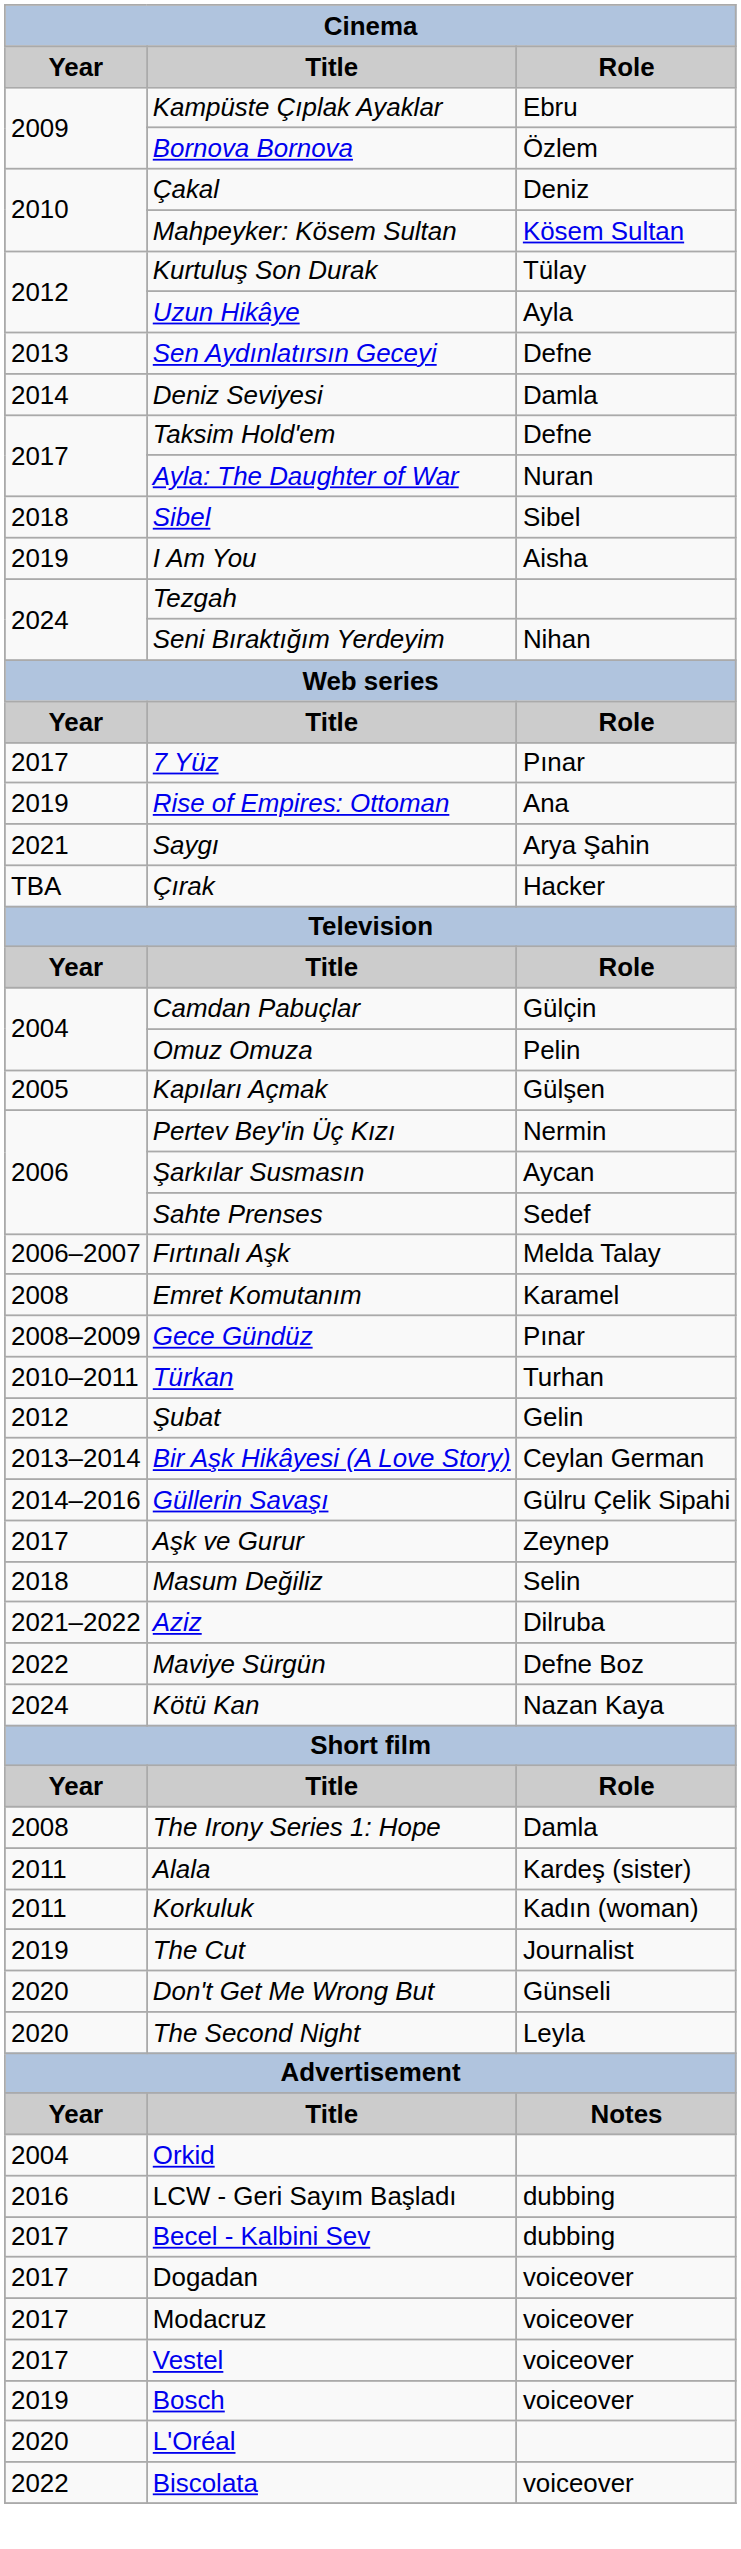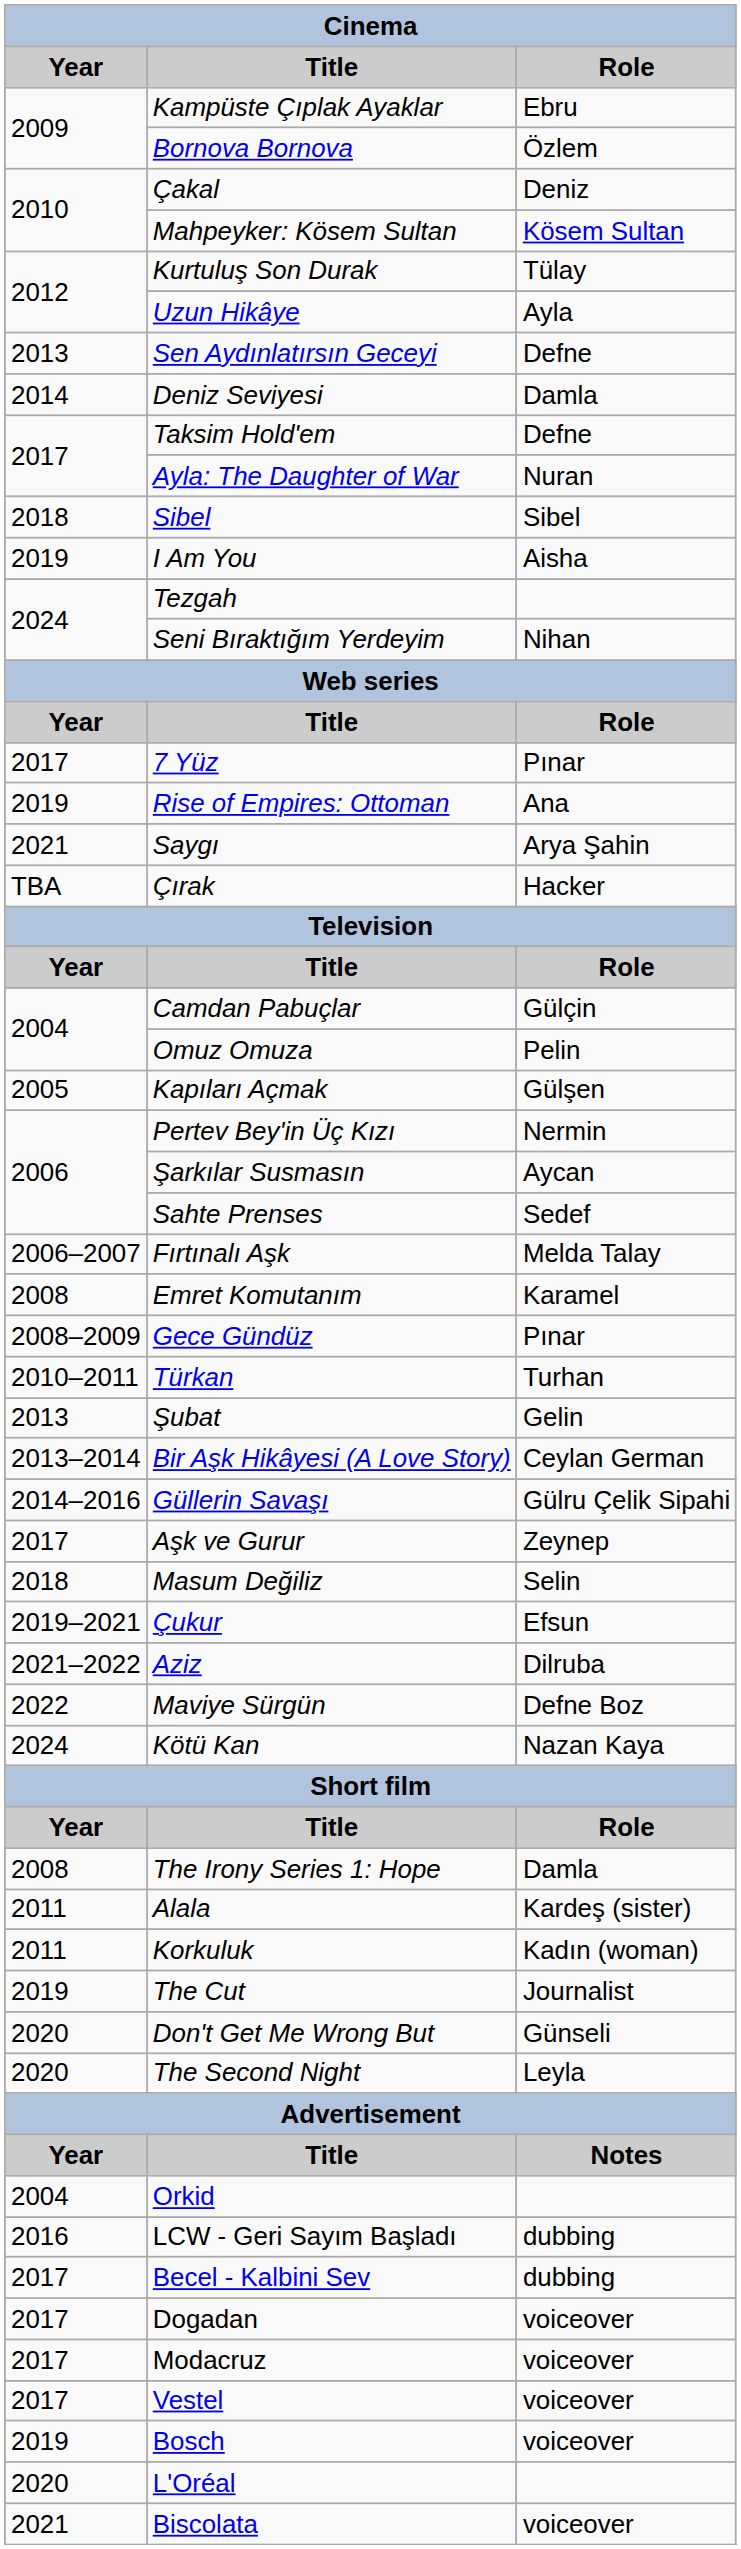(40, 1418) 2012 -> (40, 1418) 2013
+ row: (187, 1623)
(40, 2483) 2022 -> (40, 2524) 2021
